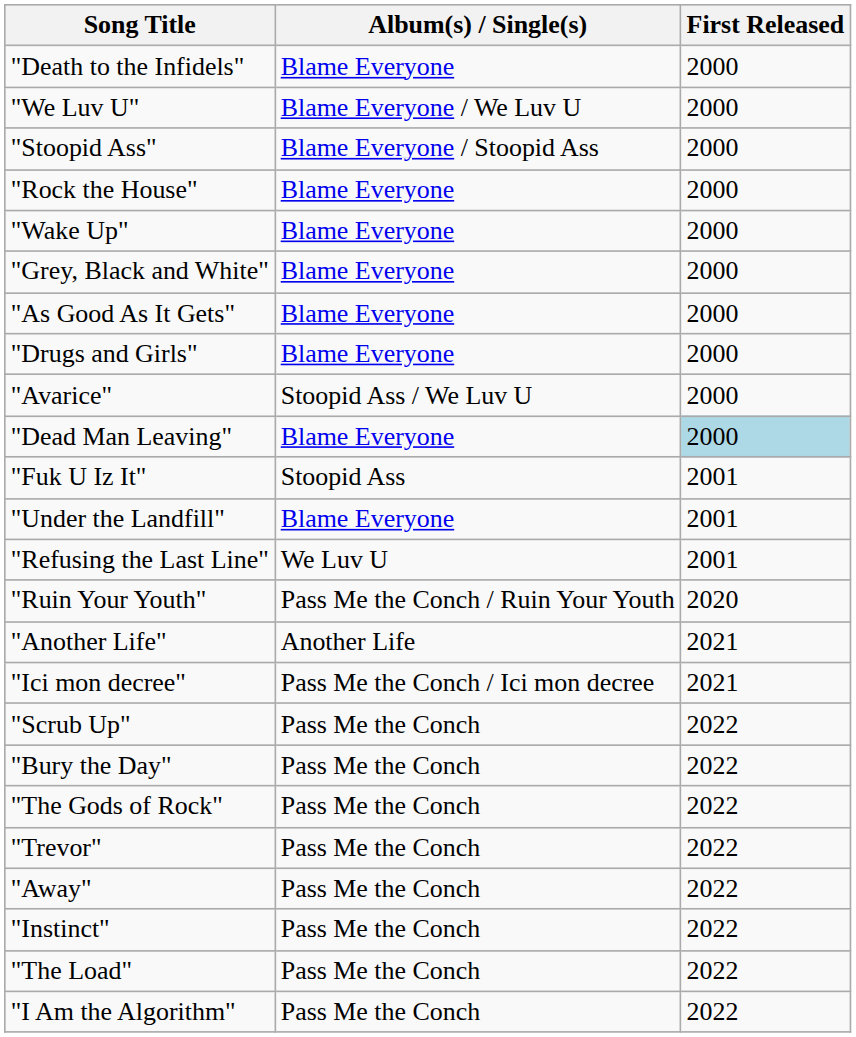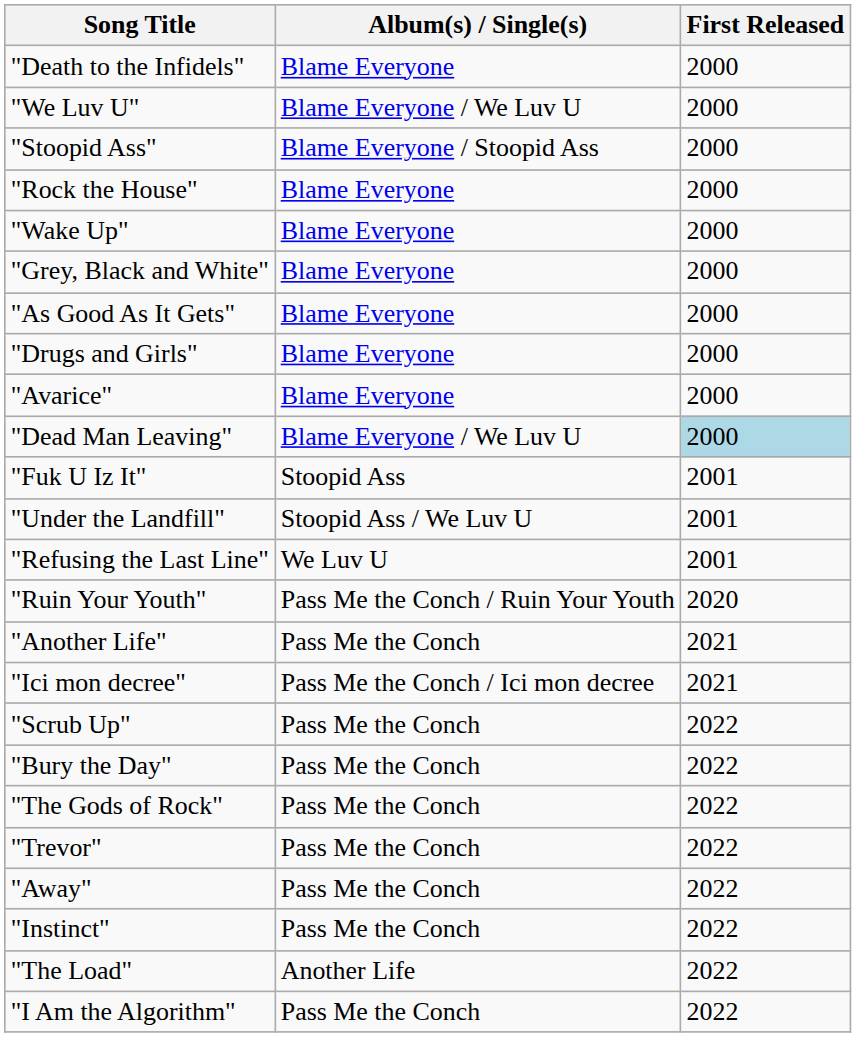(407, 395) Stoopid Ass / We Luv U -> (367, 395) Blame Everyone
(367, 436) Blame Everyone -> (431, 436) Blame Everyone / We Luv U
(367, 518) Blame Everyone -> (407, 518) Stoopid Ass / We Luv U
(348, 641) Another Life -> (380, 641) Pass Me the Conch
(380, 970) Pass Me the Conch -> (348, 970) Another Life
